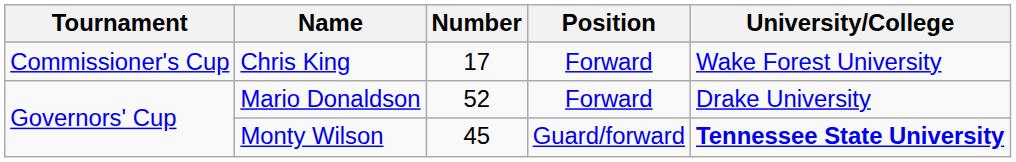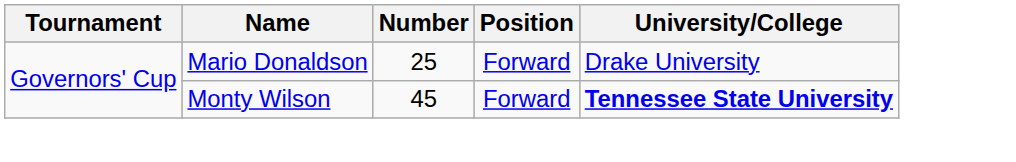- row: (295, 61)
(477, 99) 52 -> (424, 61) 25
(609, 136) Guard/forward -> (527, 99) Forward
